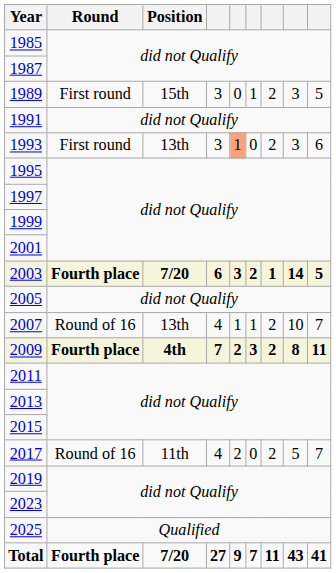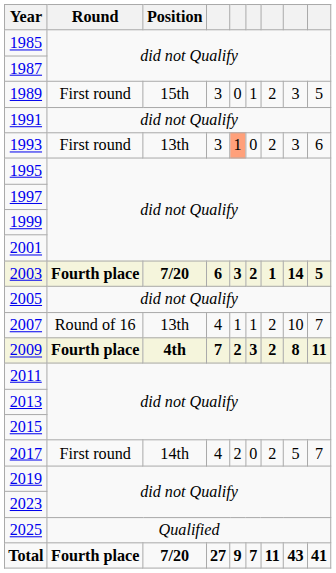(95, 453) Round of 16 -> (95, 453) First round
(175, 453) 11th -> (175, 453) 14th
